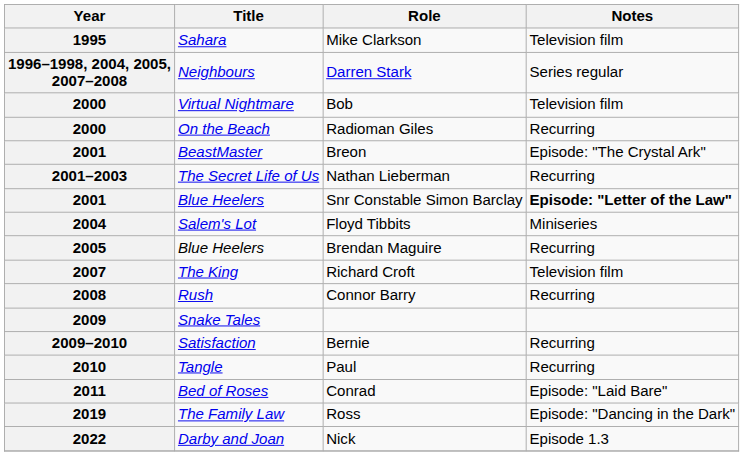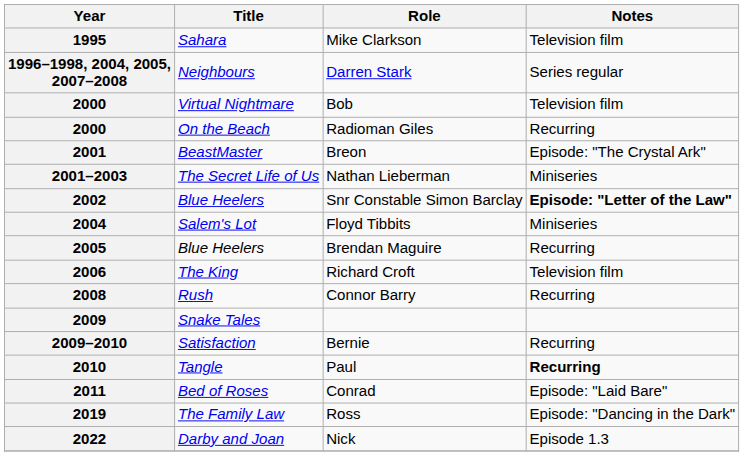(562, 176) Recurring -> (563, 176) Miniseries
(89, 200) 2001 -> (89, 200) 2002
(89, 271) 2007 -> (89, 271) 2006
(562, 367) normal -> (565, 367) bold
